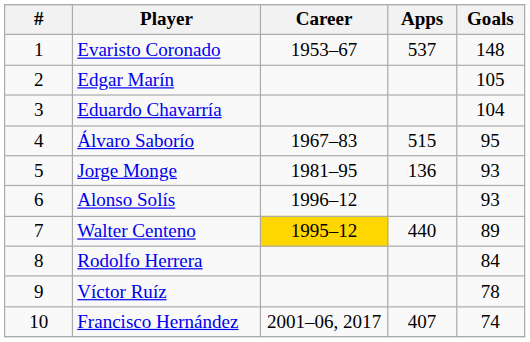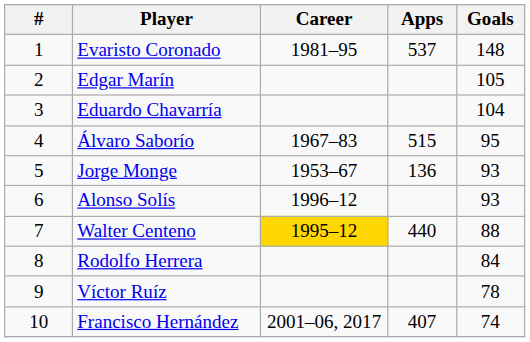(324, 49) 1953–67 -> (324, 49) 1981–95
(324, 170) 1981–95 -> (324, 170) 1953–67
(490, 230) 89 -> (490, 230) 88
